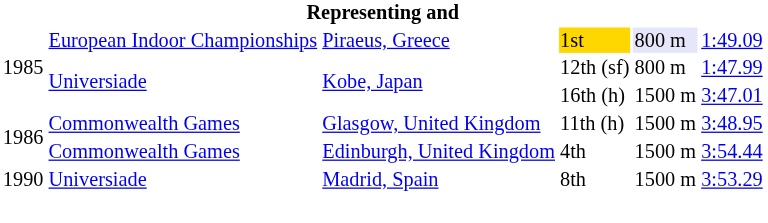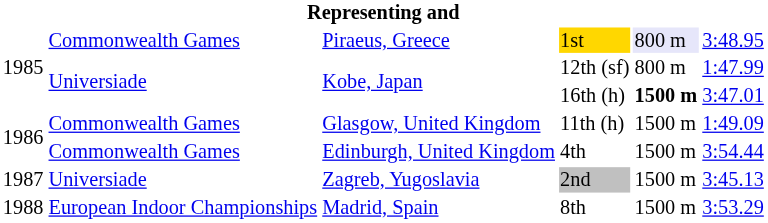(183, 40) European Indoor Championships -> (144, 40) Commonwealth Games
(732, 40) 1:49.09 -> (733, 40) 3:48.95
(665, 95) normal -> (666, 95) bold
(732, 123) 3:48.95 -> (733, 123) 1:49.09
+ row: (575, 179)
(23, 179) 1990 -> (23, 207) 1988
(98, 179) Universiade -> (183, 207) European Indoor Championships
